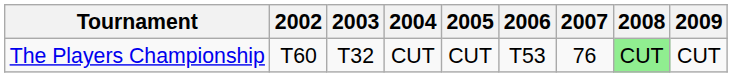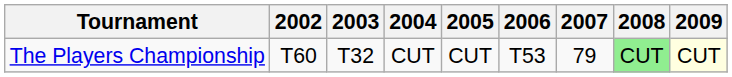(584, 55) 76 -> (584, 55) 79
(699, 55) no background -> (699, 55) lightyellow background
